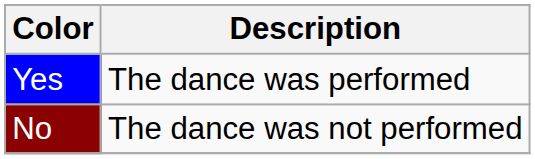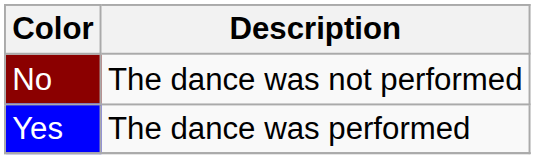rows swapped: (32, 128) <-> (38, 78)
